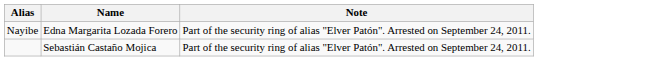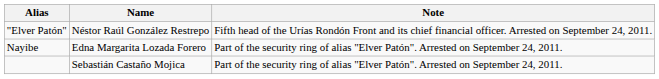+ row: (37, 30)
